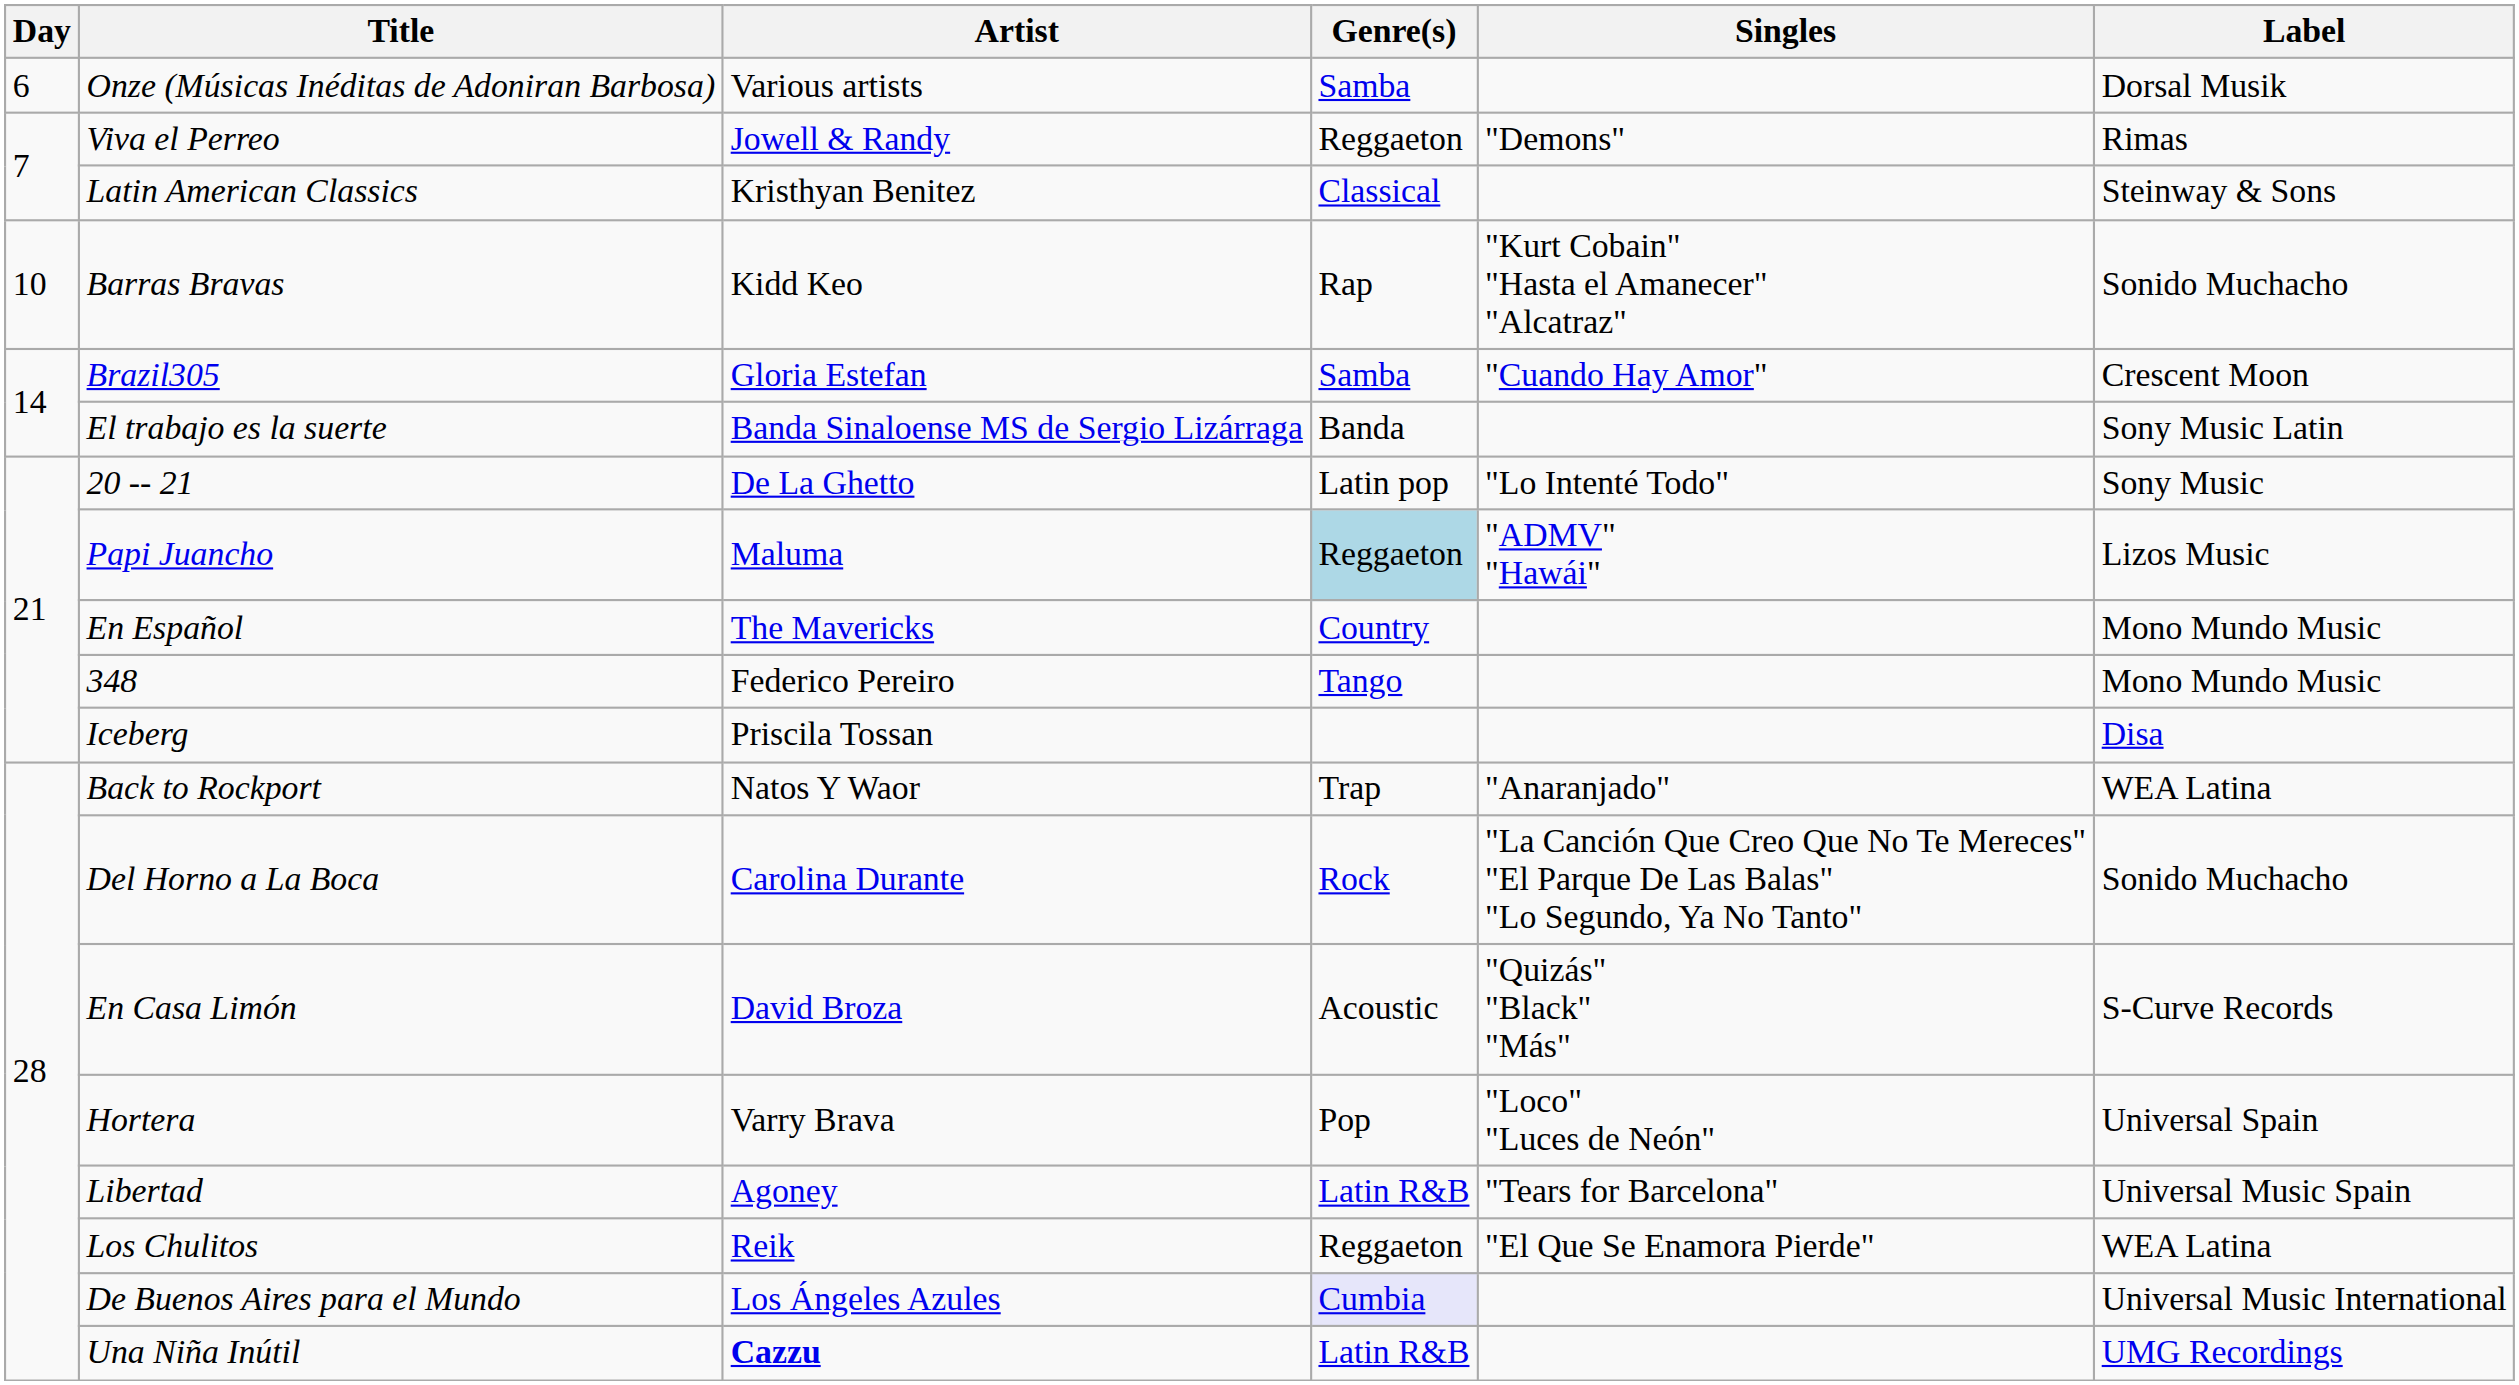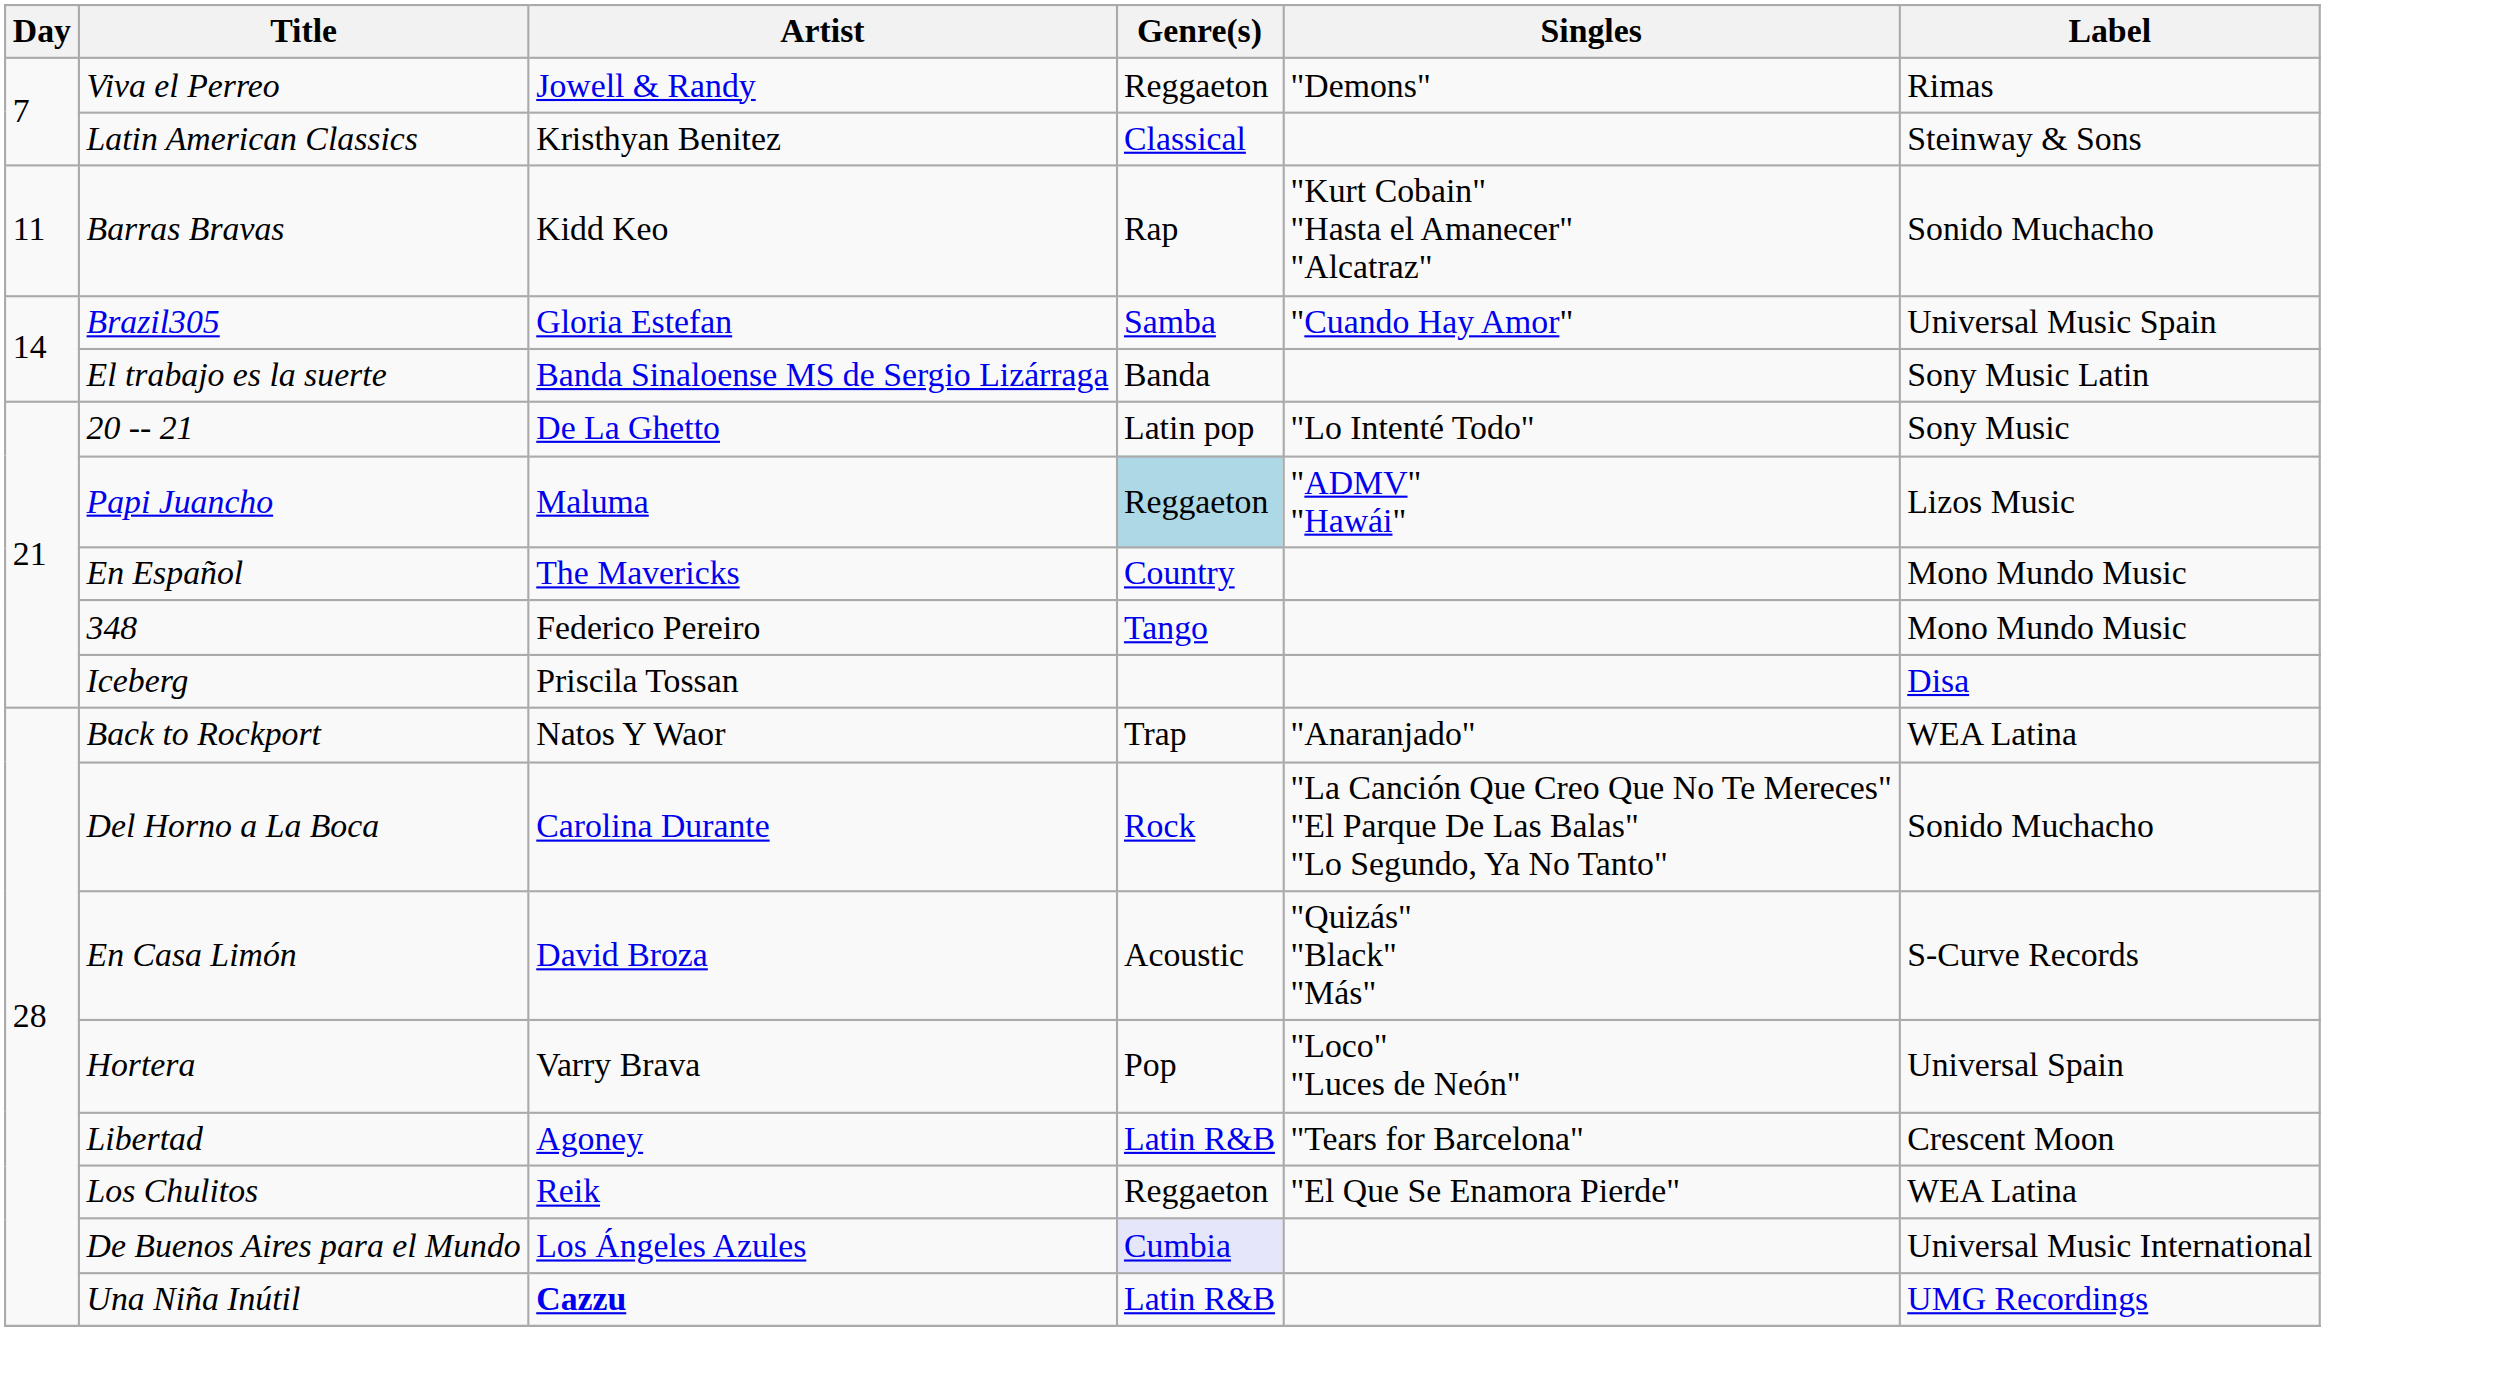- row: (401, 84)
(30, 283) 10 -> (29, 229) 11
(2205, 374) Crescent Moon -> (2062, 321) Universal Music Spain
(2256, 1191) Universal Music Spain -> (2011, 1138) Crescent Moon
